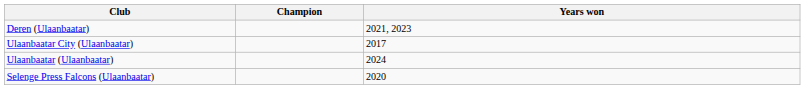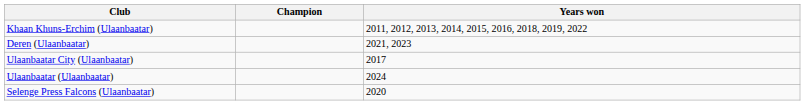+ row: (80, 28)
